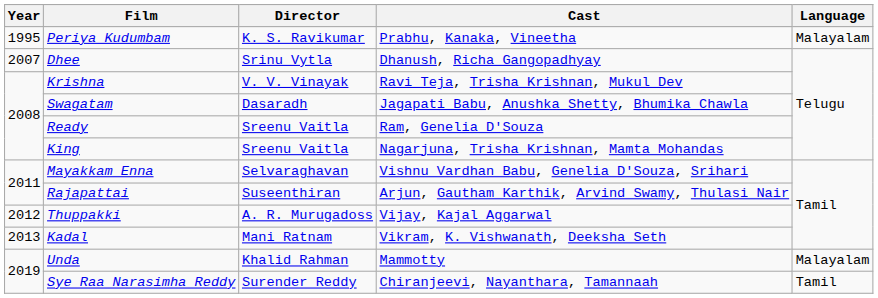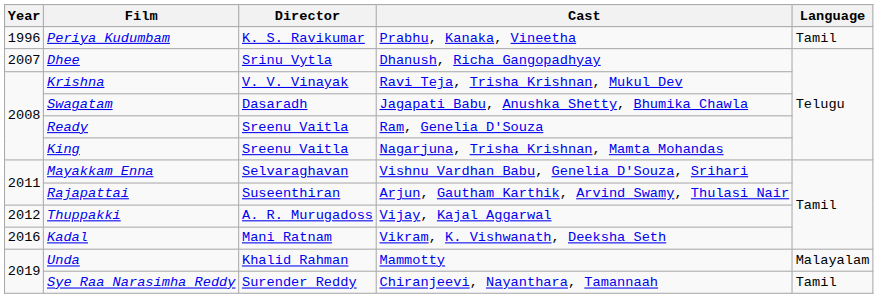(24, 38) 1995 -> (24, 38) 1996
(833, 38) Malayalam -> (816, 38) Tamil
(24, 238) 2013 -> (24, 238) 2016
